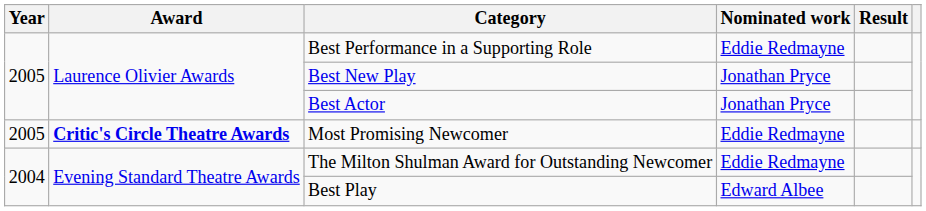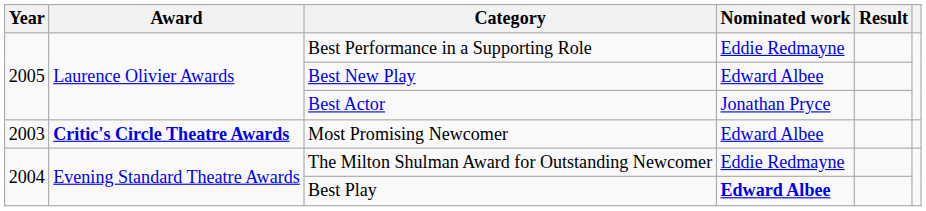(775, 76) Jonathan Pryce -> (772, 76) Edward Albee
(27, 133) 2005 -> (27, 133) 2003
(782, 133) Eddie Redmayne -> (772, 133) Edward Albee
(772, 190) normal -> (775, 190) bold
